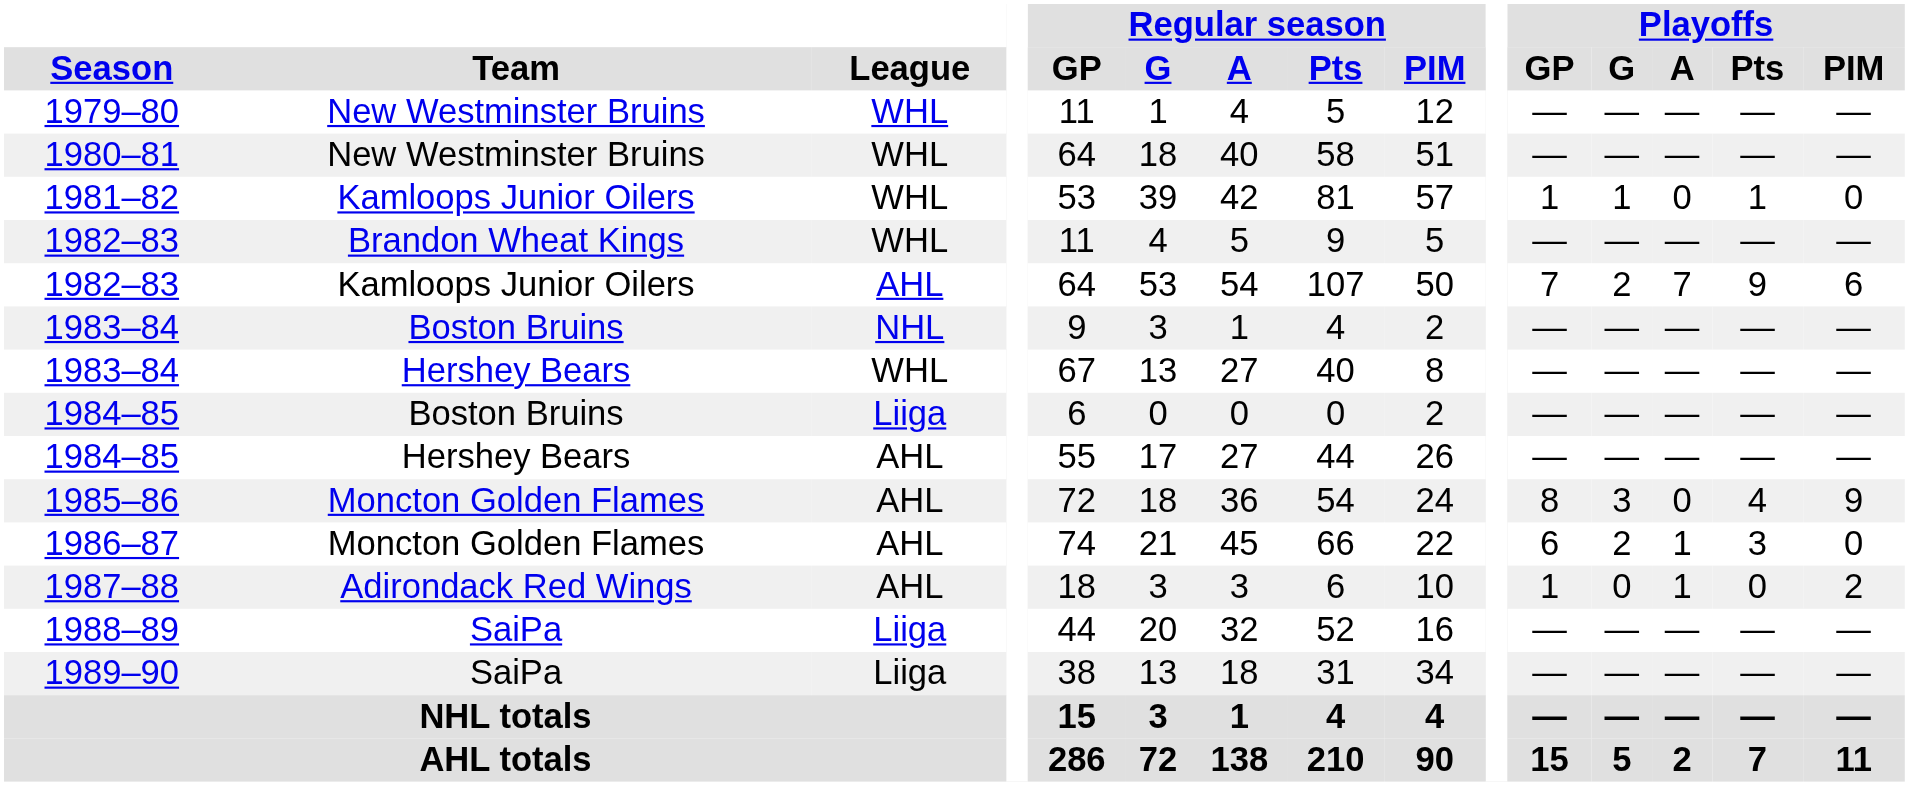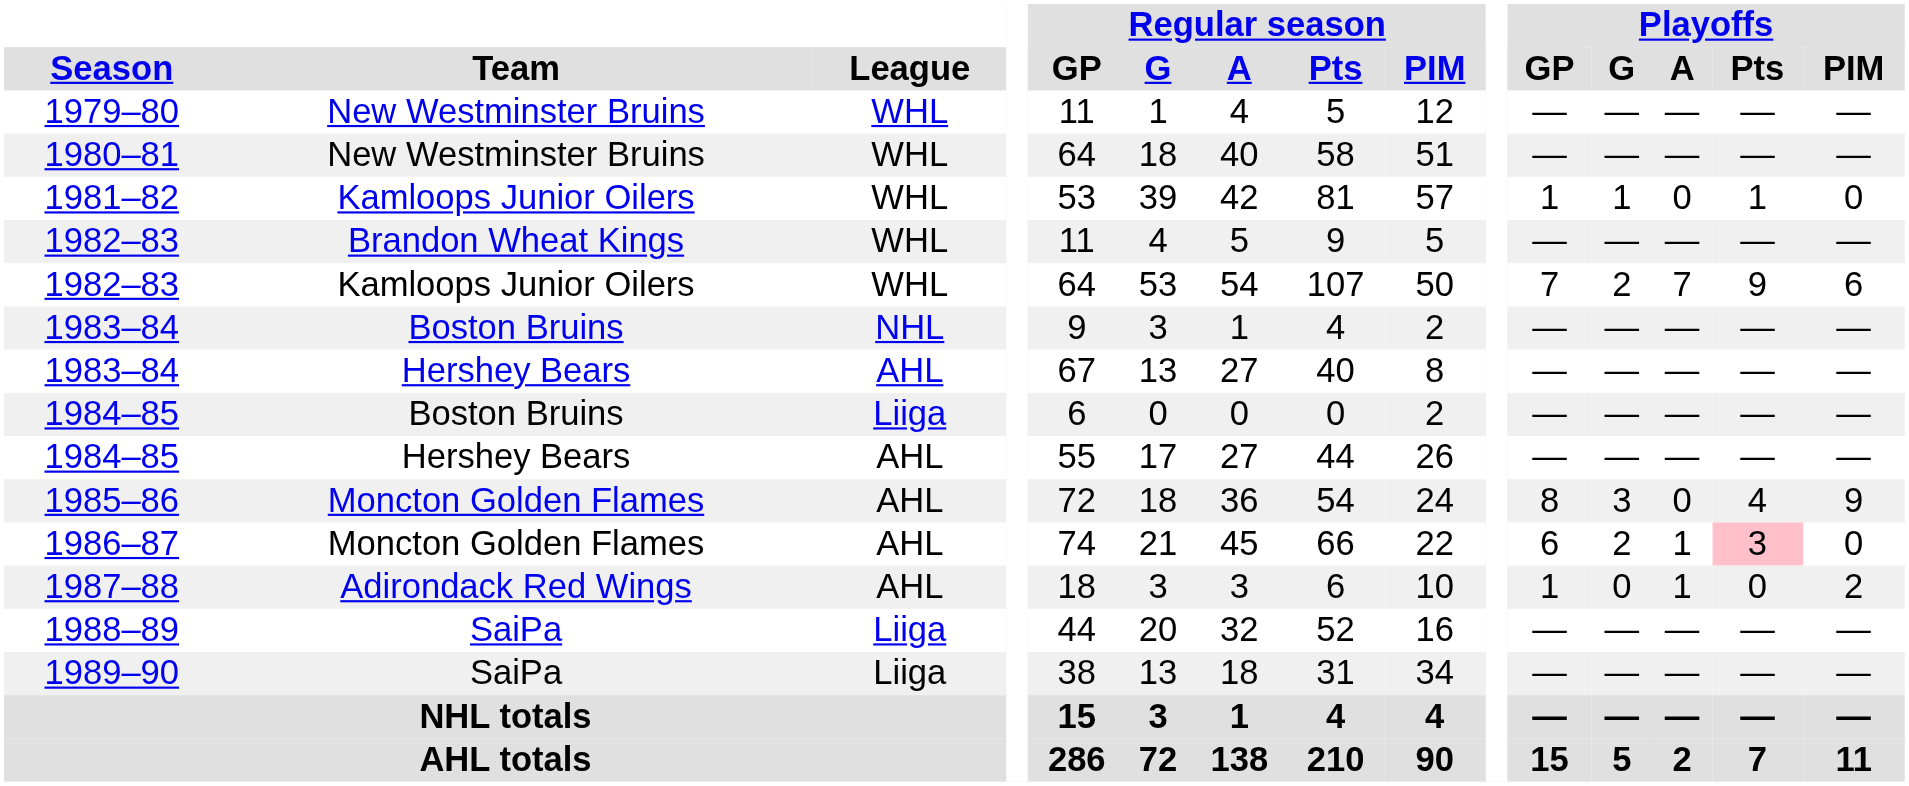(910, 284) AHL -> (910, 284) WHL
(910, 370) WHL -> (910, 370) AHL
(1757, 543) no background -> (1757, 543) pink background
